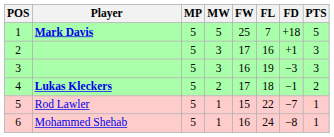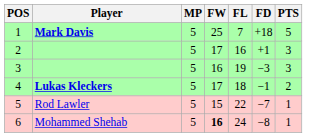- column: (219, 13)
(244, 123) normal -> (217, 123) bold
